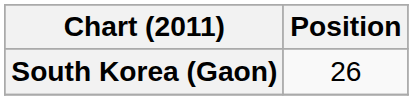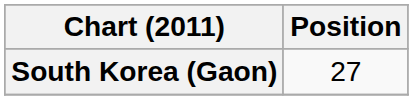(346, 71) 26 -> (346, 71) 27
